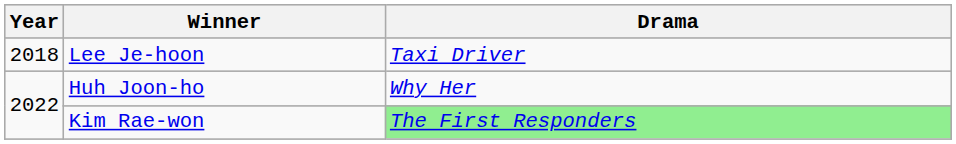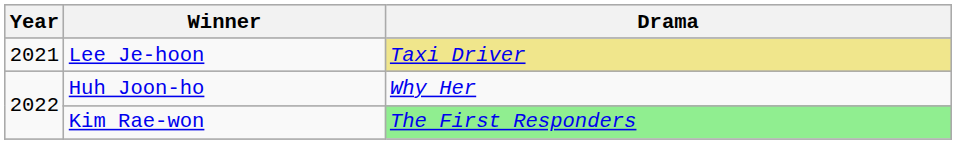(34, 55) 2018 -> (34, 55) 2021
(458, 55) no background -> (458, 55) khaki background
